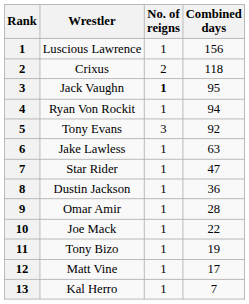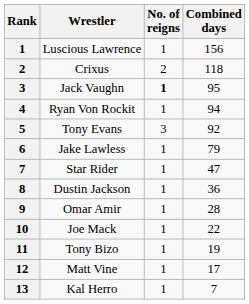(214, 149) 63 -> (214, 149) 79
